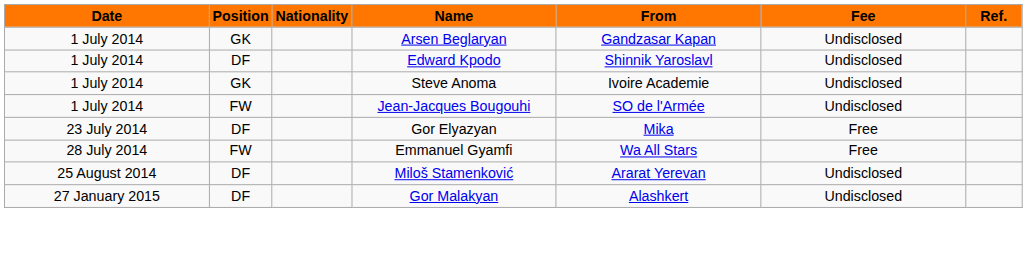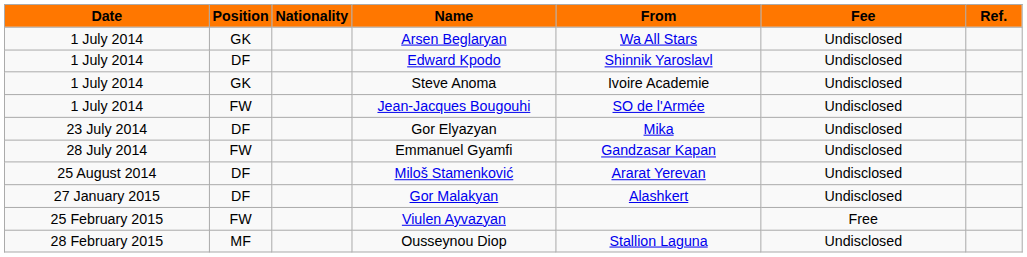(659, 39) Gandzasar Kapan -> (659, 39) Wa All Stars
(863, 129) Free -> (863, 129) Undisclosed
(659, 151) Wa All Stars -> (659, 151) Gandzasar Kapan
(863, 151) Free -> (863, 151) Undisclosed
+ row: (454, 219)
+ row: (454, 241)
